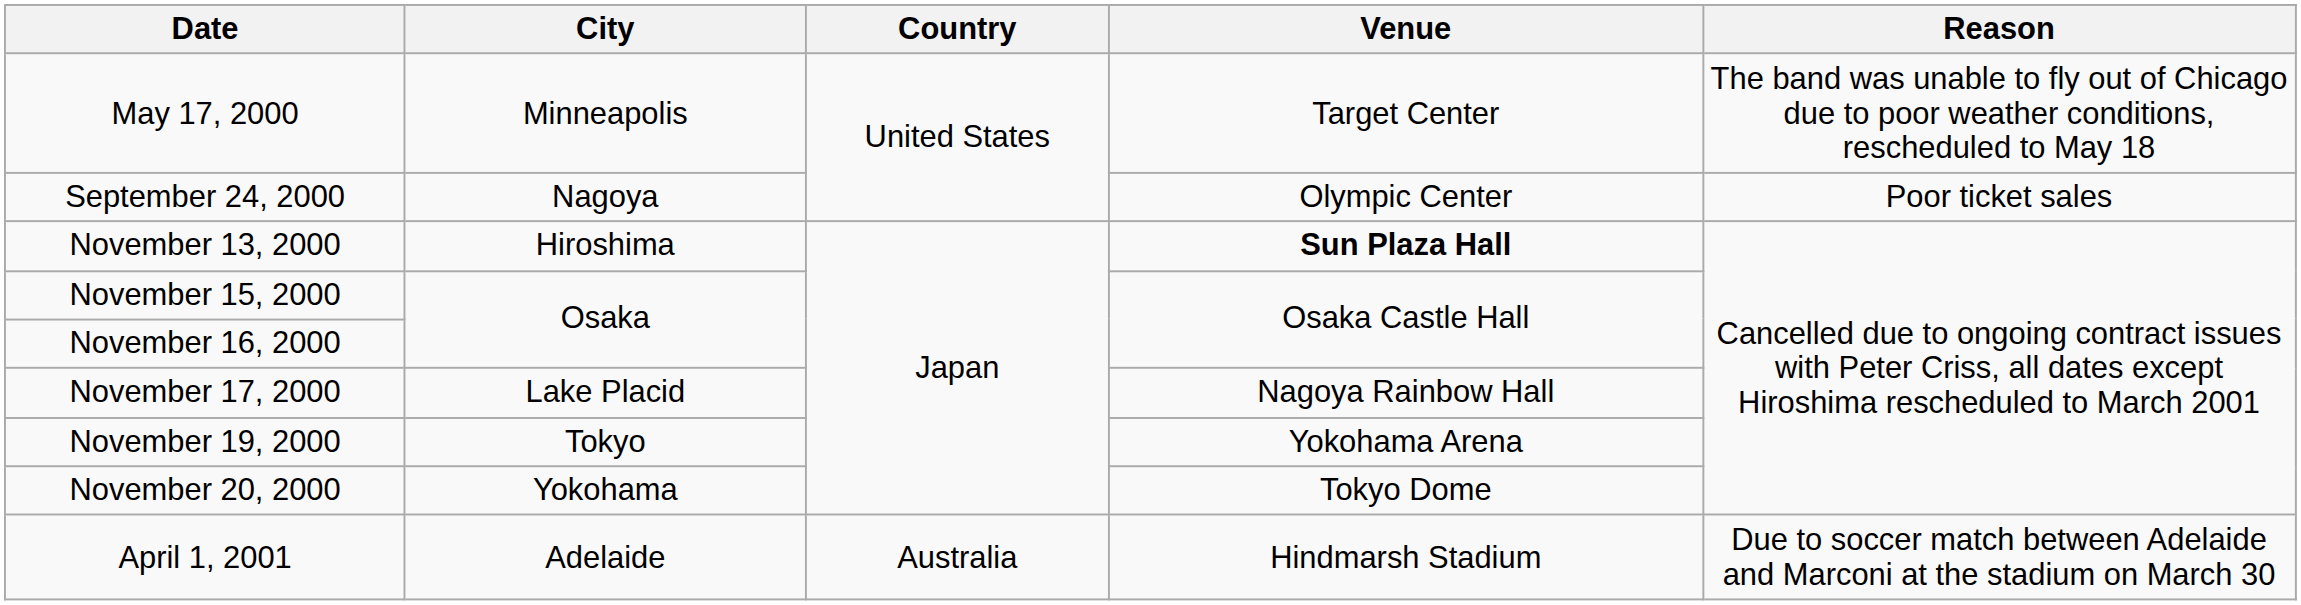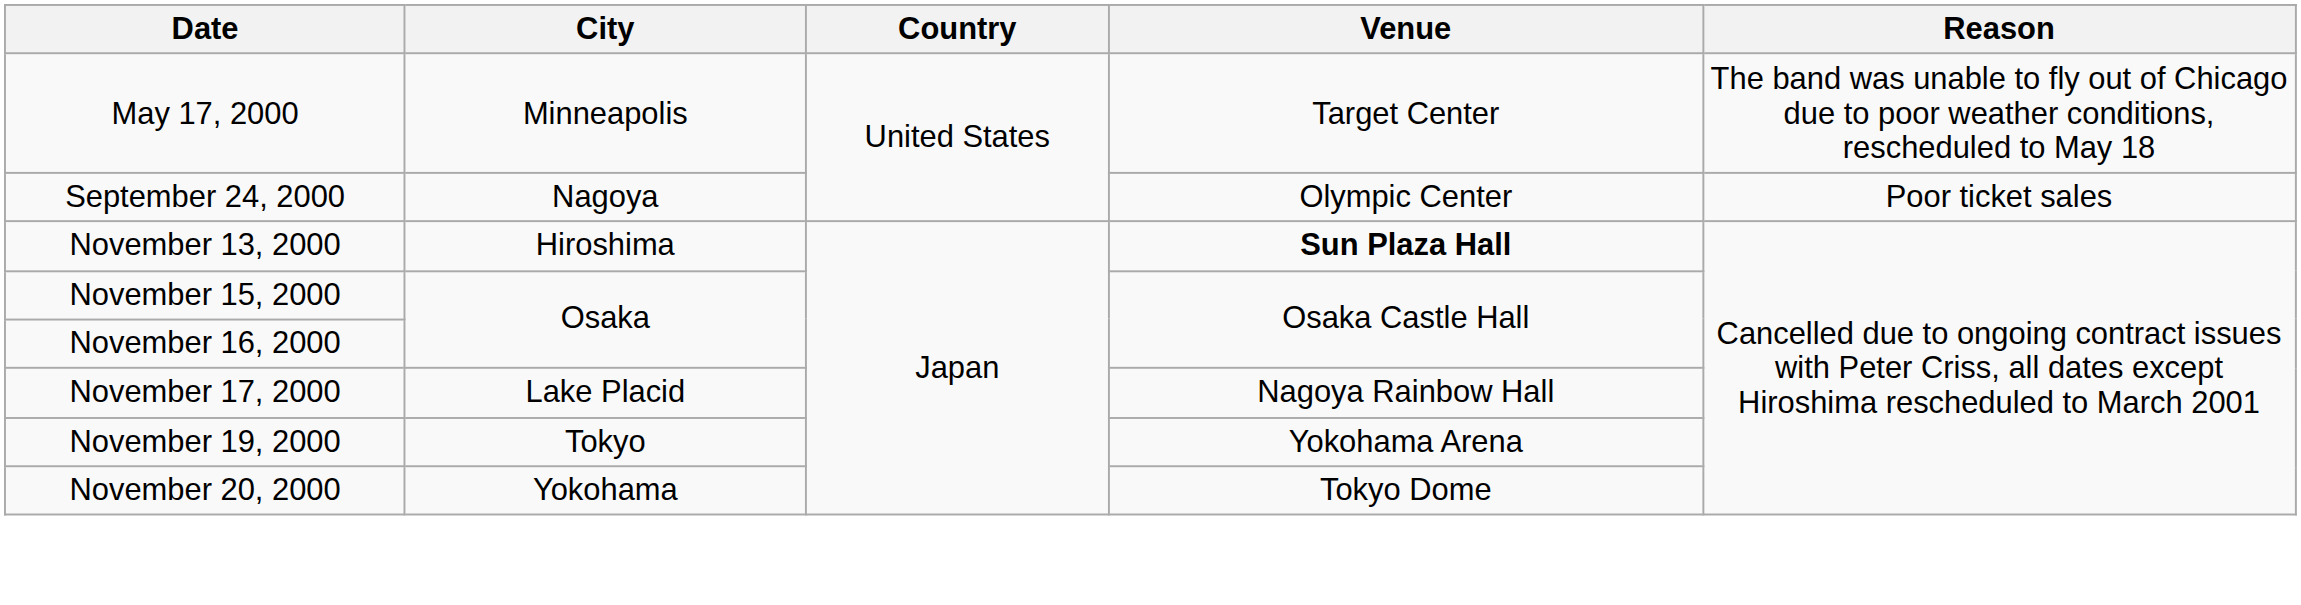- row: (205, 556)
